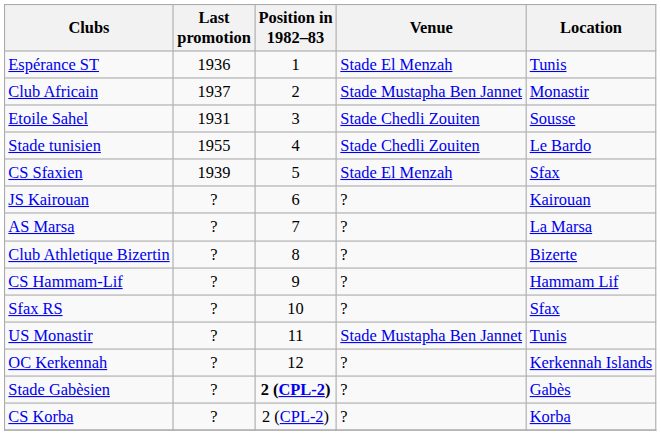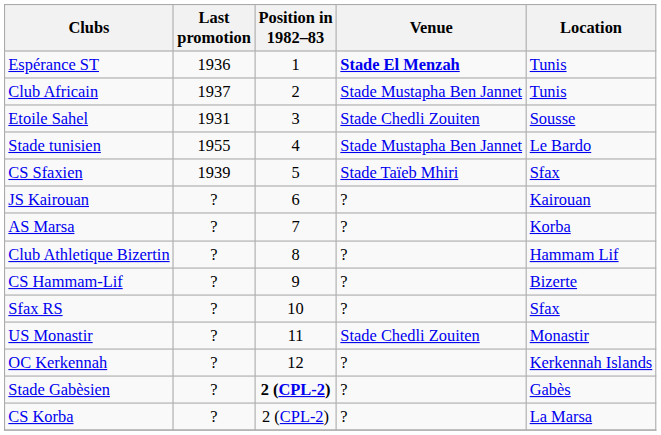(396, 64) normal -> (400, 64) bold
(559, 91) Monastir -> (548, 91) Tunis
(410, 145) Stade Chedli Zouiten -> (431, 145) Stade Mustapha Ben Jannet
(396, 172) Stade El Menzah -> (399, 172) Stade Taïeb Mhiri
(561, 227) La Marsa -> (550, 227) Korba
(553, 254) Bizerte -> (574, 254) Hammam Lif
(574, 281) Hammam Lif -> (553, 281) Bizerte
(431, 335) Stade Mustapha Ben Jannet -> (410, 335) Stade Chedli Zouiten
(548, 335) Tunis -> (559, 335) Monastir
(550, 416) Korba -> (561, 416) La Marsa
